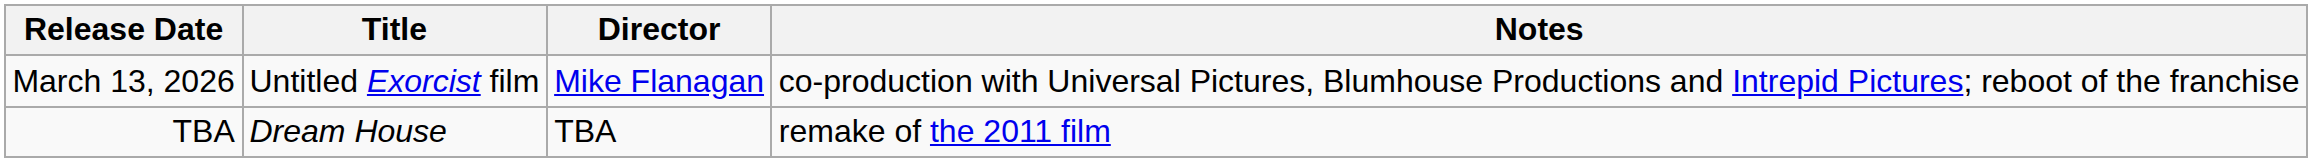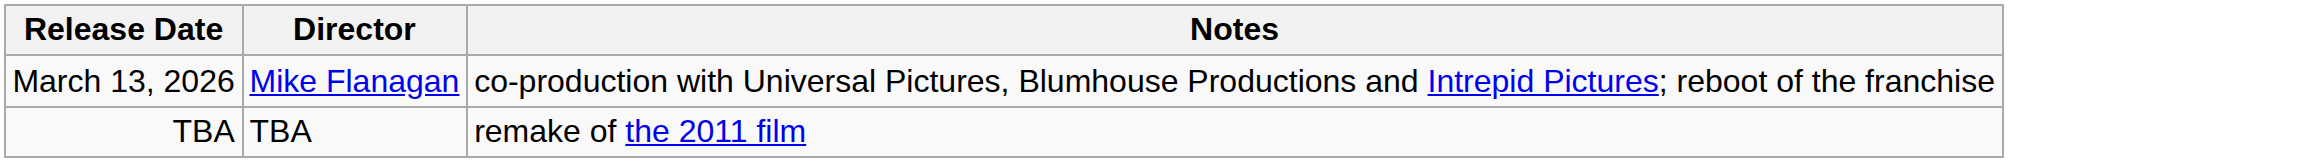- column: (394, 29)
